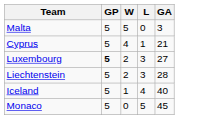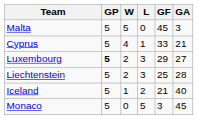+ column: (164, 12)
(143, 91) 4 -> (143, 91) 2
